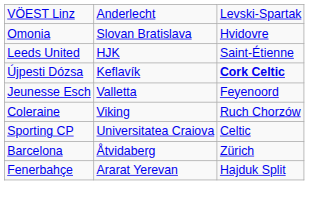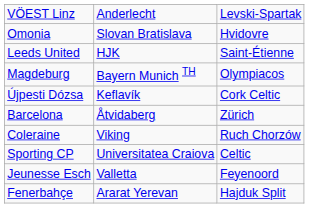+ row: (38, 74)
(252, 72) bold -> (250, 95) normal
rows swapped: (49, 92) <-> (35, 151)
